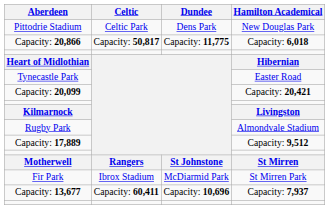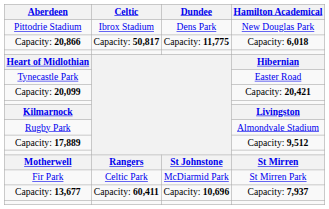(126, 27) Celtic Park -> (126, 27) Ibrox Stadium
(126, 177) Ibrox Stadium -> (126, 177) Celtic Park
